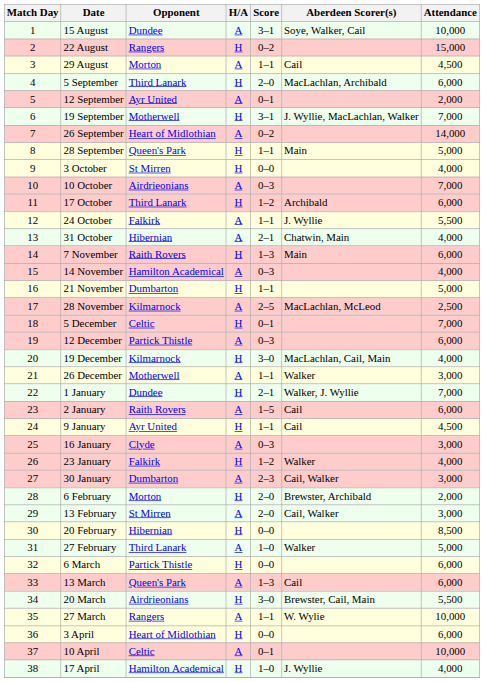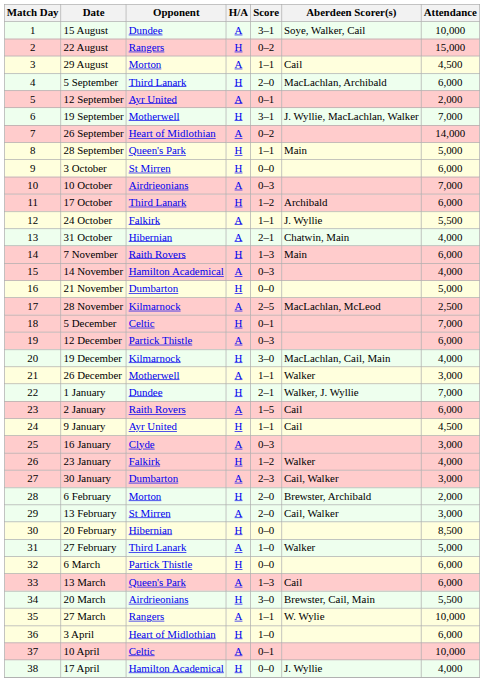(450, 168) 4,000 -> (450, 168) 6,000
(266, 289) 1–1 -> (266, 289) 0–0
(266, 634) 0–0 -> (266, 634) 1–0
(266, 668) 1–0 -> (266, 668) 0–0
